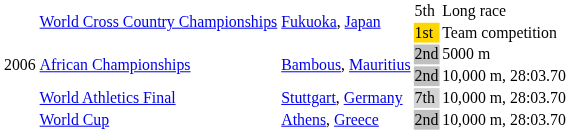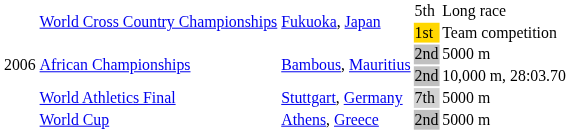(504, 98) 10,000 m, 28:03.70 -> (466, 98) 5000 m
(504, 119) 10,000 m, 28:03.70 -> (466, 119) 5000 m
